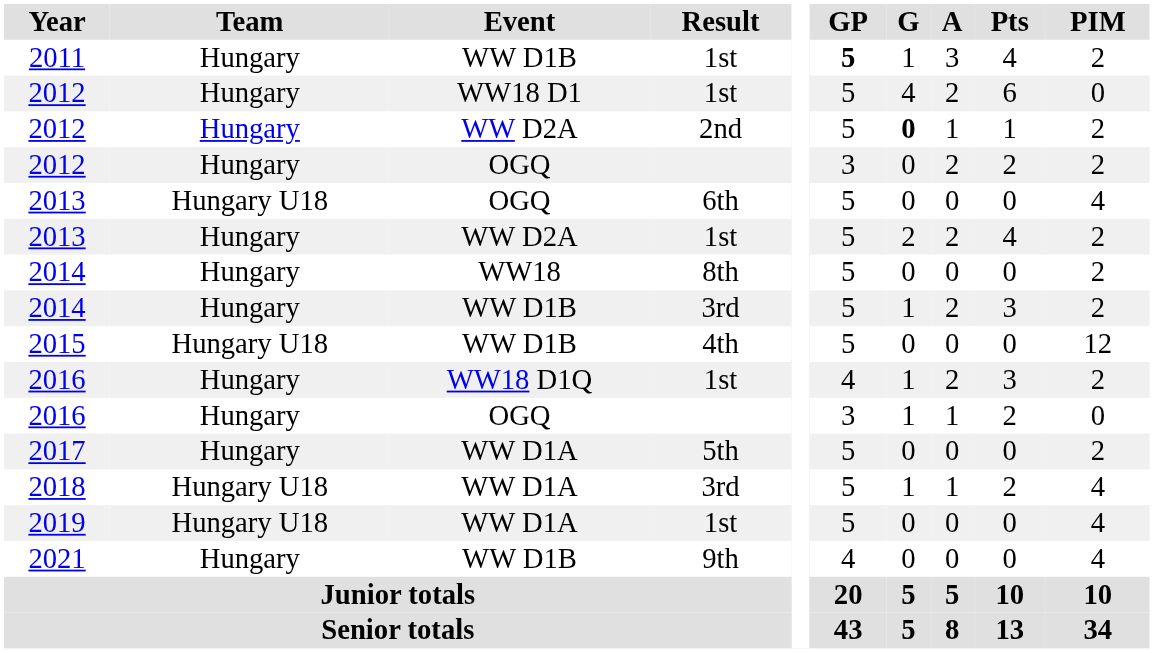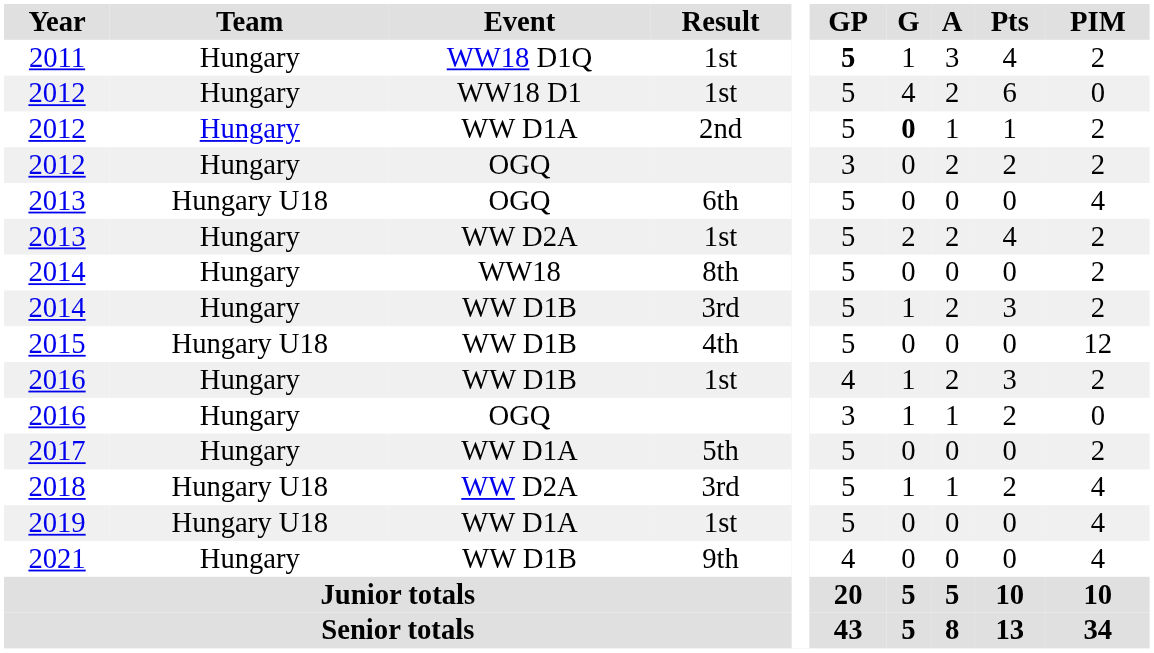(520, 57) WW D1B -> (519, 57) WW18 D1Q
(519, 128) WW D2A -> (519, 128) WW D1A
(519, 379) WW18 D1Q -> (520, 379) WW D1B
(519, 486) WW D1A -> (519, 486) WW D2A
